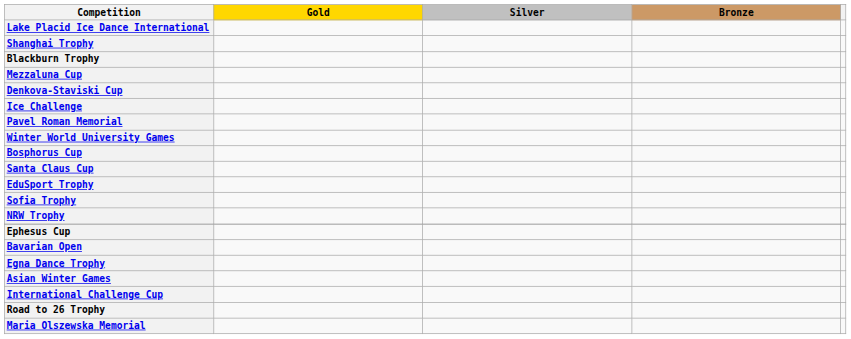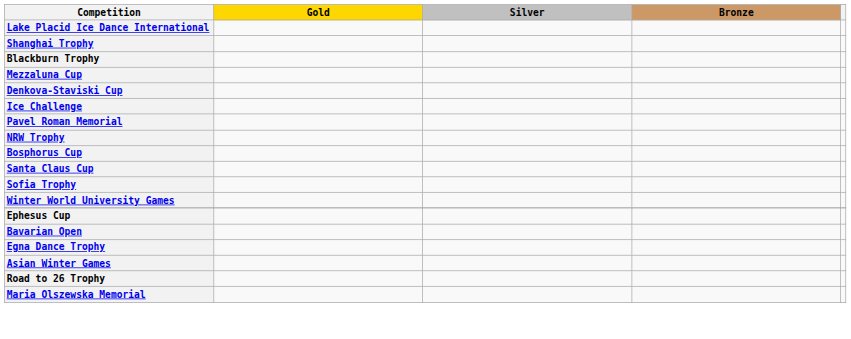rows swapped: (36, 216) <-> (91, 138)
- row: (50, 185)
- row: (85, 294)
